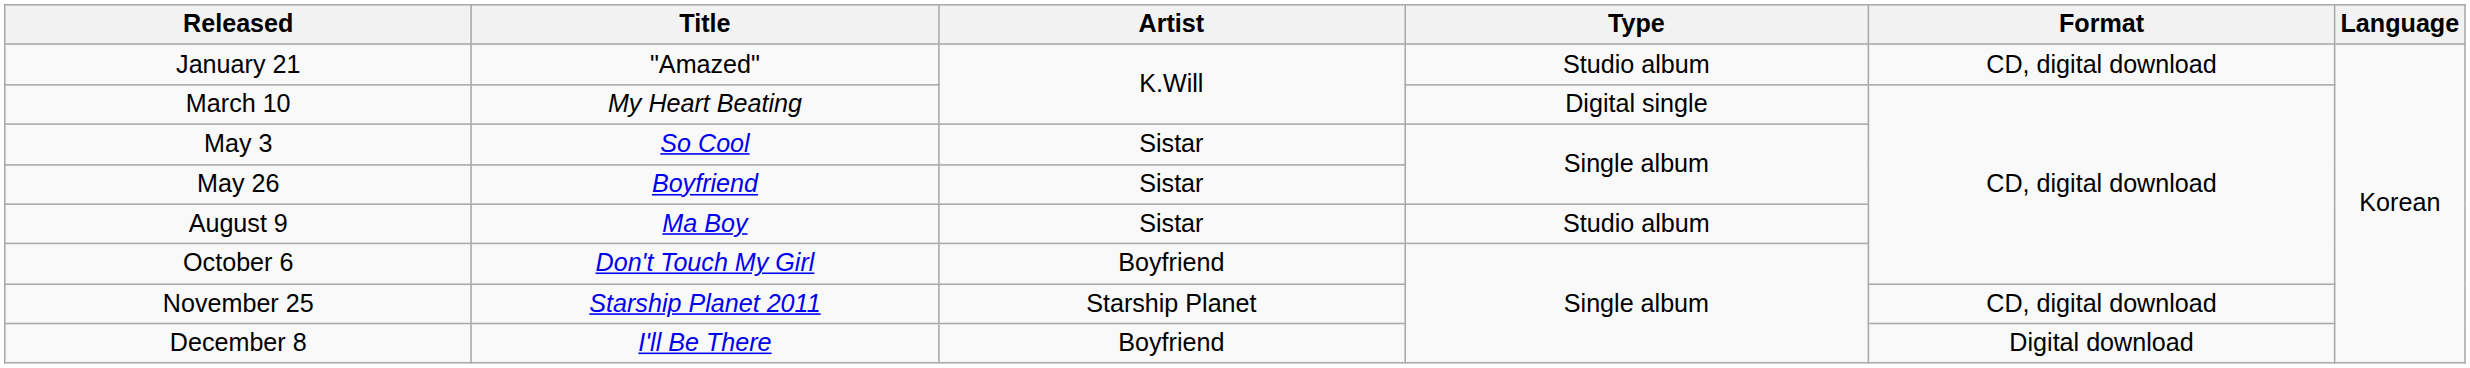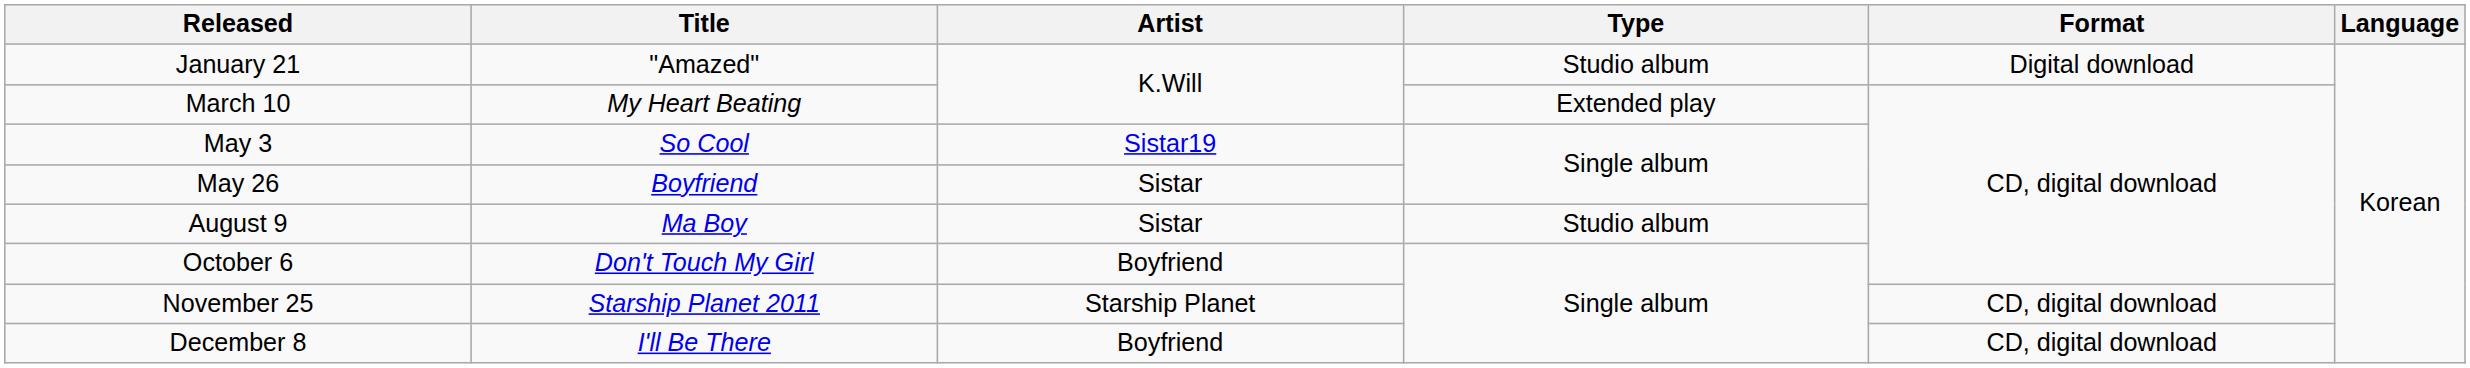(2102, 64) CD, digital download -> (2102, 64) Digital download
(1636, 104) Digital single -> (1636, 104) Extended play
(1171, 143) Sistar -> (1170, 143) Sistar19
(2102, 343) Digital download -> (2102, 343) CD, digital download
